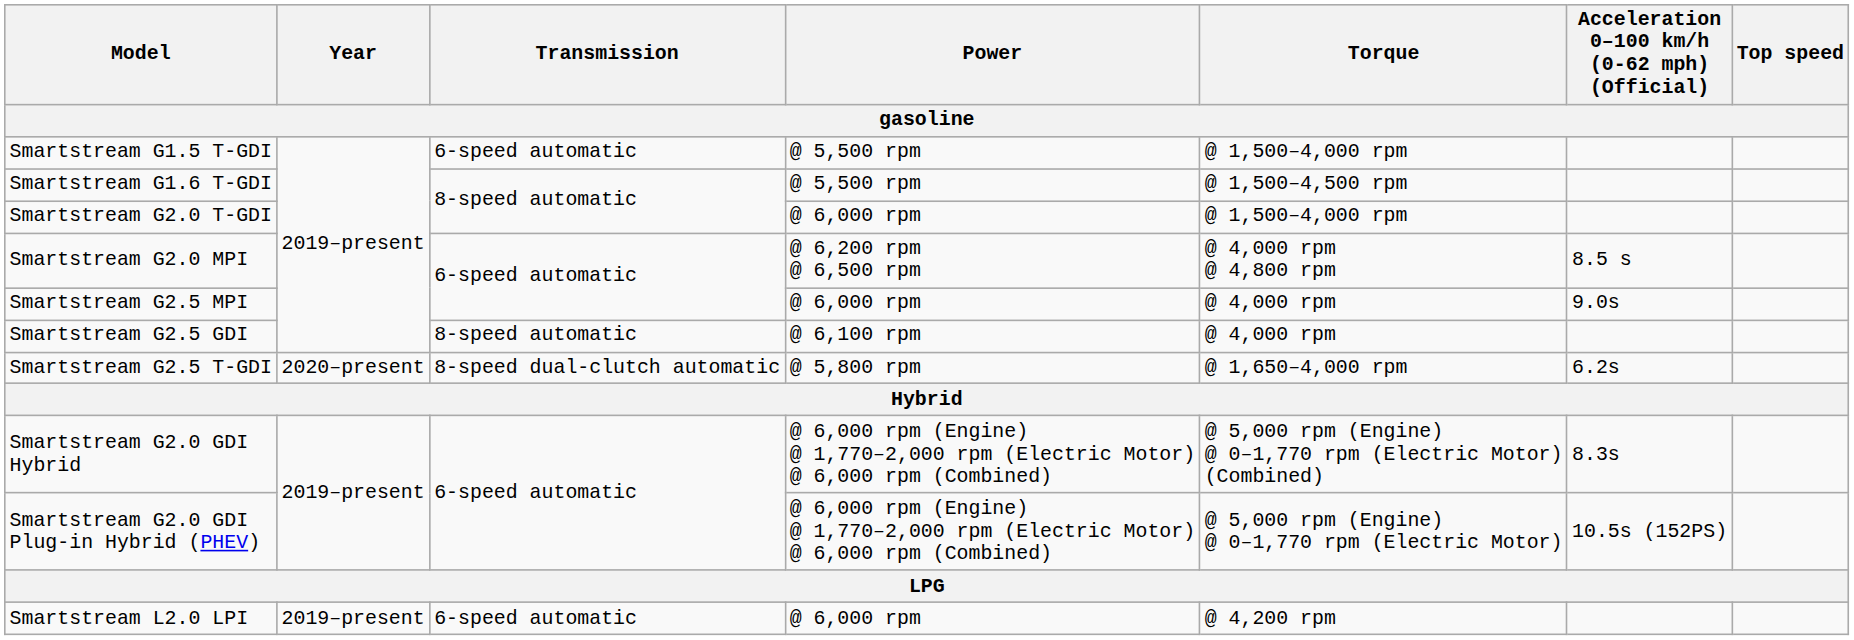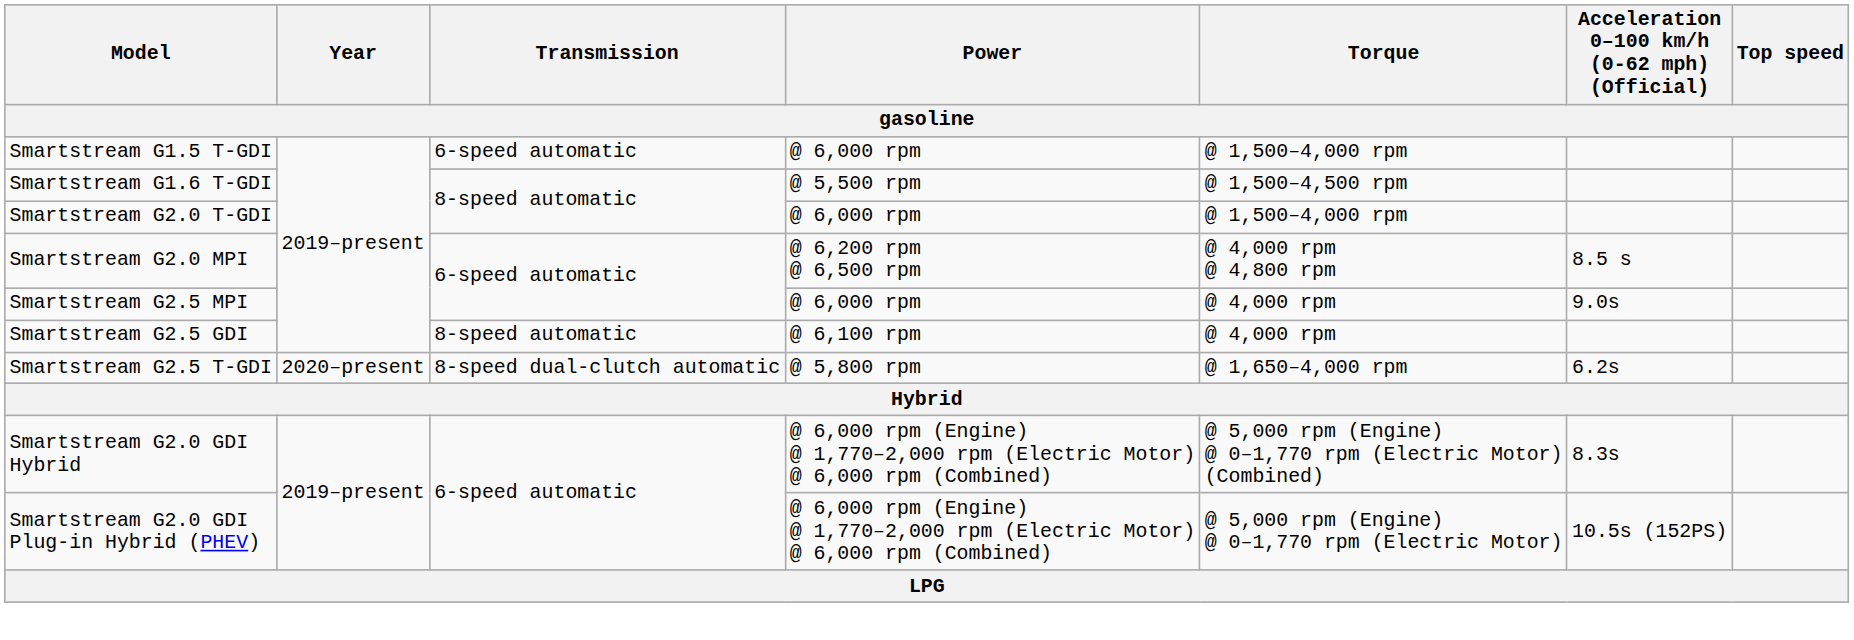(855, 153) @ 5,500 rpm -> (855, 153) @ 6,000 rpm
- row: (129, 619)
